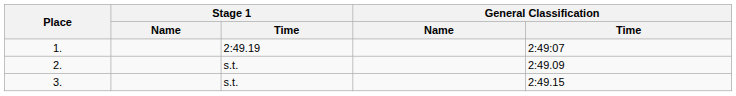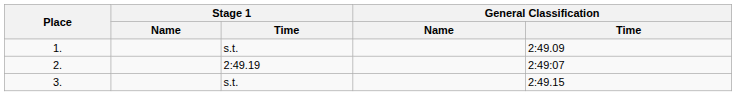(242, 48) 2:49.19 -> (231, 48) s.t.
(546, 48) 2:49:07 -> (546, 48) 2:49.09
(231, 65) s.t. -> (242, 65) 2:49.19
(546, 65) 2:49.09 -> (546, 65) 2:49:07
